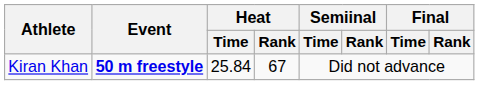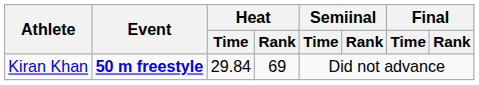(231, 67) 25.84 -> (231, 67) 29.84
(277, 67) 67 -> (277, 67) 69
